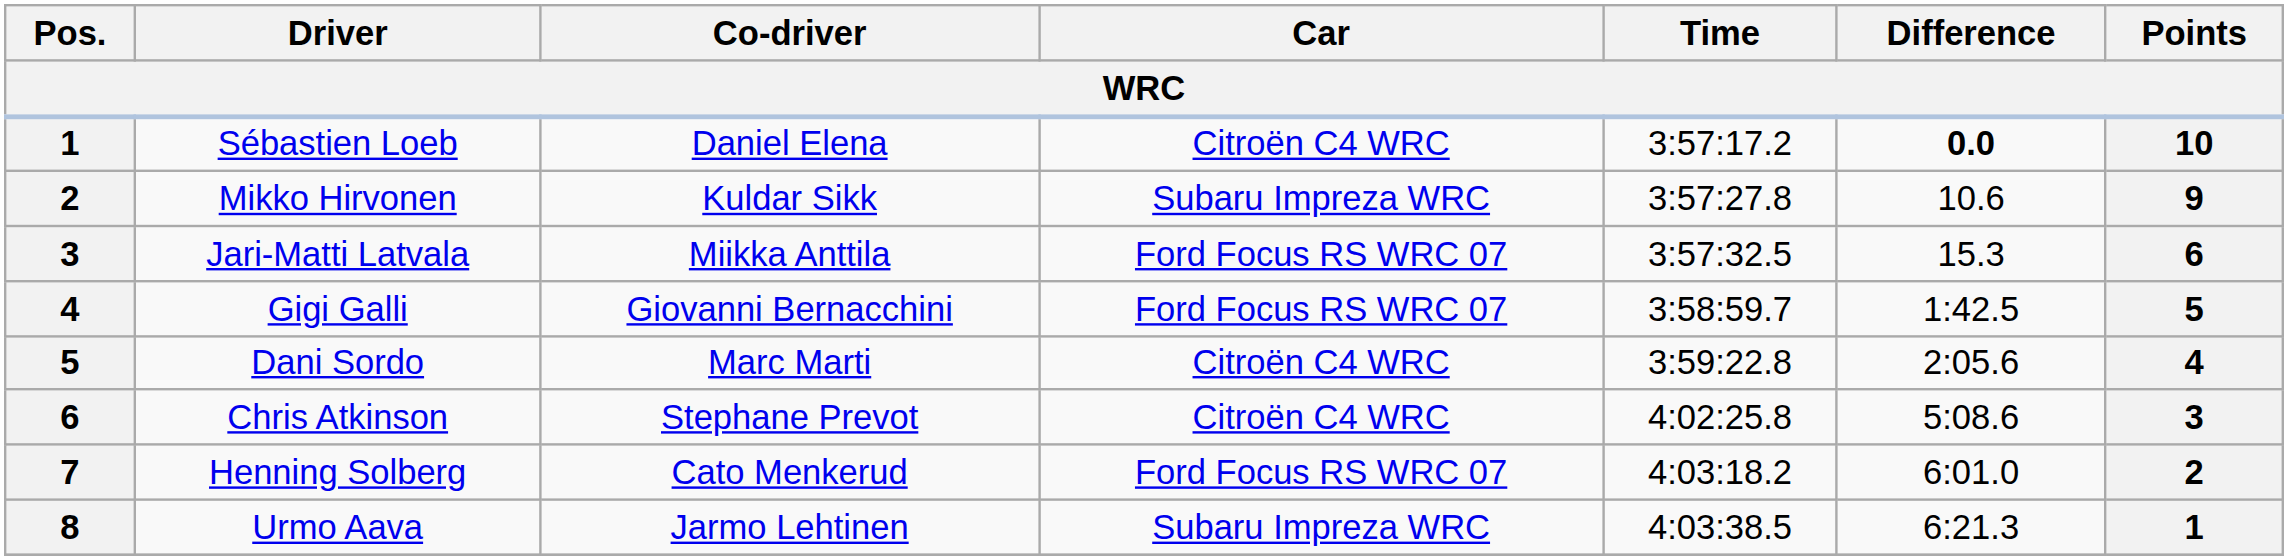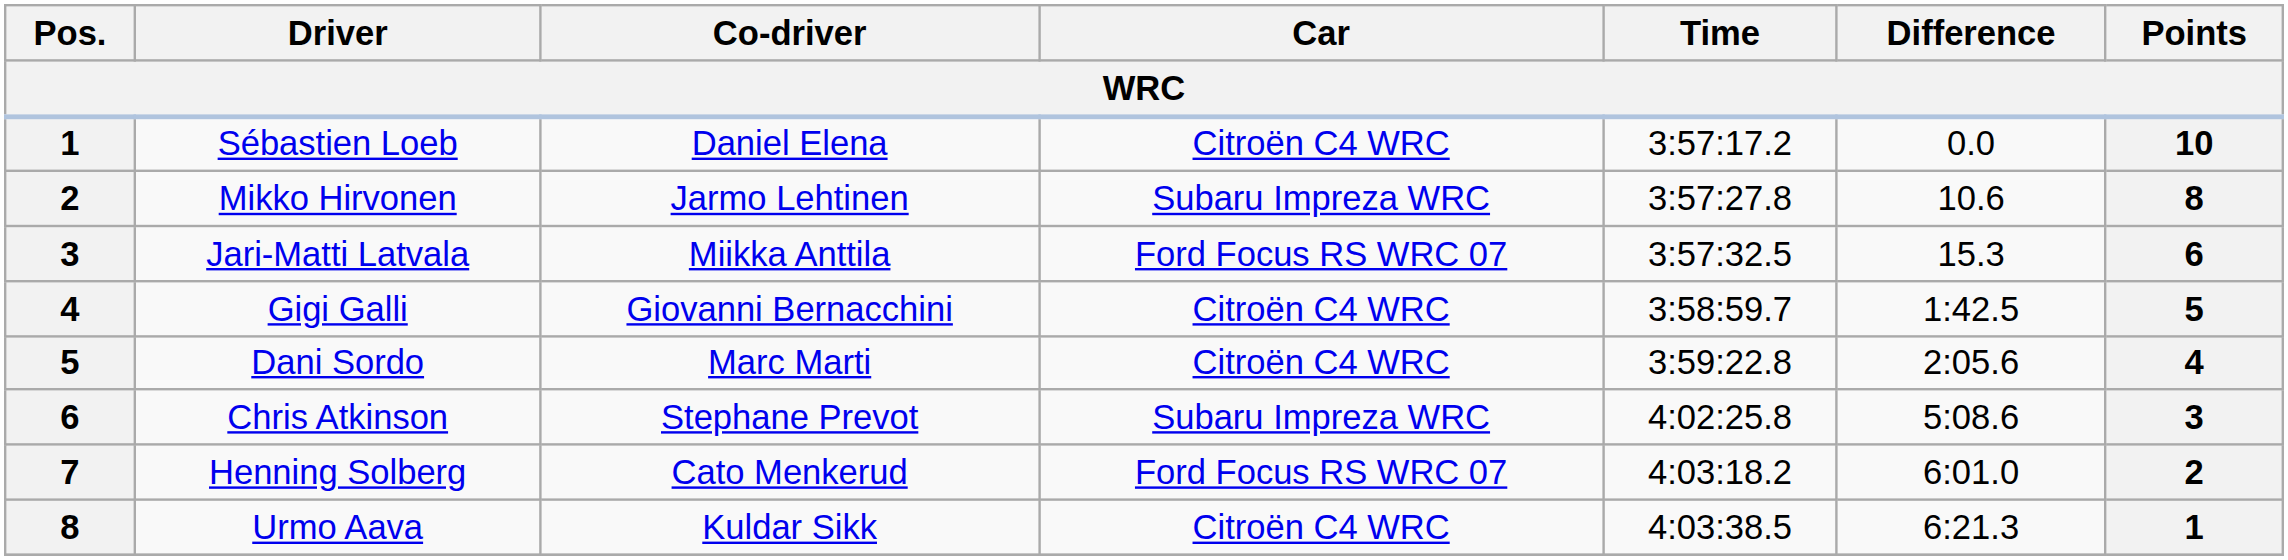(1971, 144) bold -> (1971, 144) normal
(790, 199) Kuldar Sikk -> (790, 199) Jarmo Lehtinen
(2194, 199) 9 -> (2194, 199) 8
(1321, 308) Ford Focus RS WRC 07 -> (1321, 308) Citroën C4 WRC
(1321, 417) Citroën C4 WRC -> (1321, 417) Subaru Impreza WRC
(790, 527) Jarmo Lehtinen -> (790, 527) Kuldar Sikk
(1321, 527) Subaru Impreza WRC -> (1321, 527) Citroën C4 WRC
